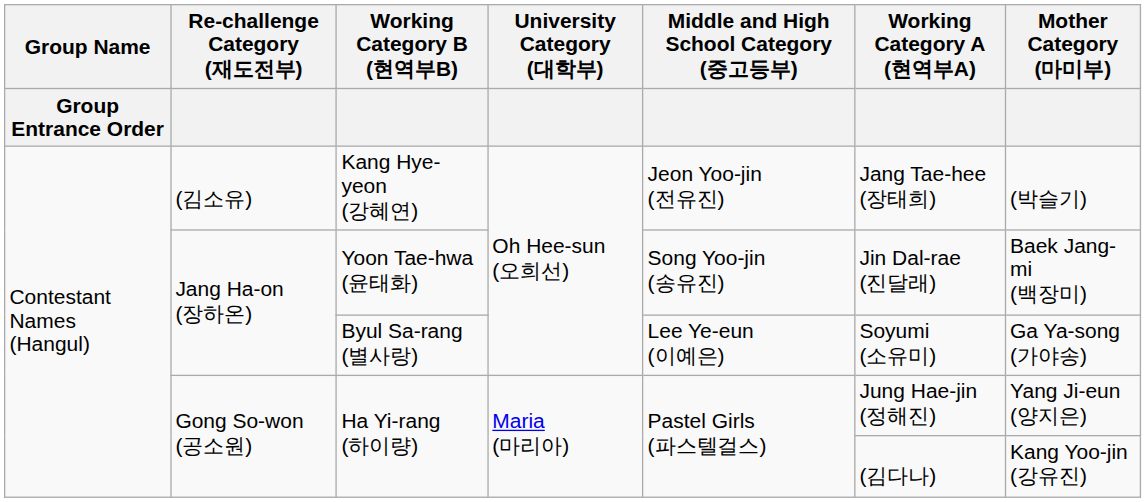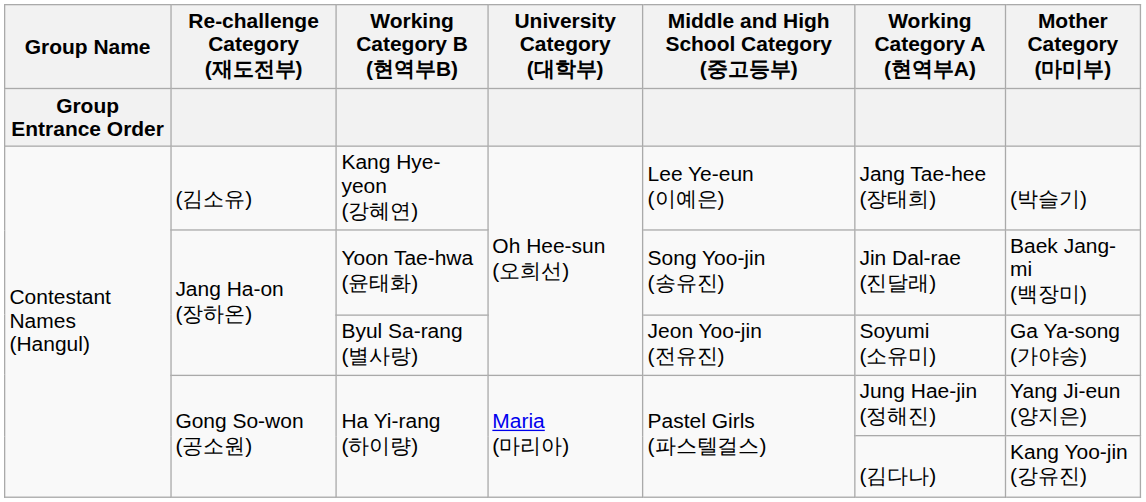(705, 186) Jeon Yoo-jin (전유진) -> (701, 186) Lee Ye-eun (이예은)
(701, 343) Lee Ye-eun (이예은) -> (705, 343) Jeon Yoo-jin (전유진)
